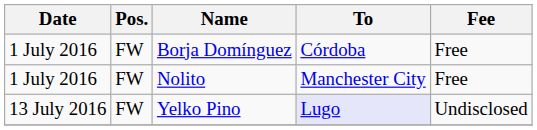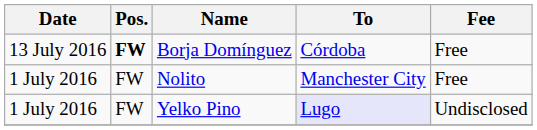(53, 49) 1 July 2016 -> (58, 49) 13 July 2016
(129, 49) normal -> (130, 49) bold
(58, 109) 13 July 2016 -> (53, 109) 1 July 2016
